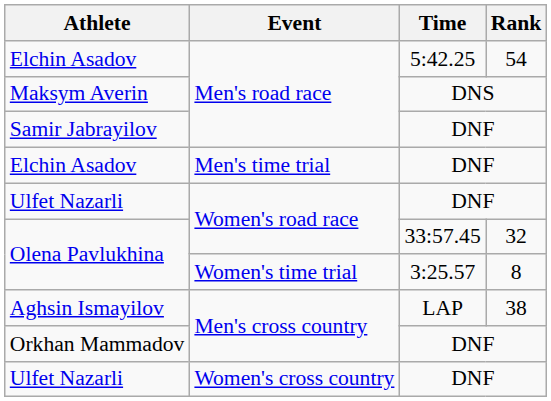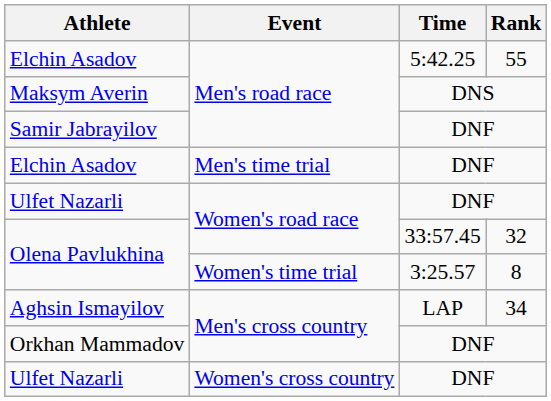(516, 58) 54 -> (516, 58) 55
(516, 307) 38 -> (516, 307) 34
